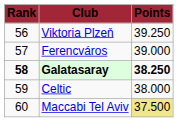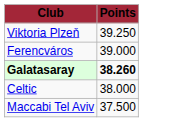- column: (22, 13)
(152, 70) 38.250 -> (118, 70) 38.260
(152, 107) khaki background -> (118, 107) no background
